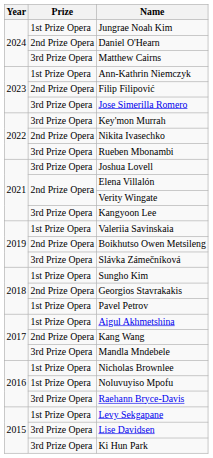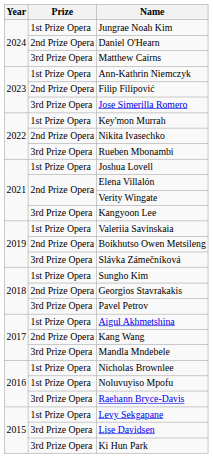(61, 120) 3rd Prize Opera -> (61, 120) 1st Prize Opera
(61, 167) 3rd Prize Opera -> (61, 167) 1st Prize Opera
(61, 306) 1st Prize Opera -> (61, 306) 3rd Prize Opera
